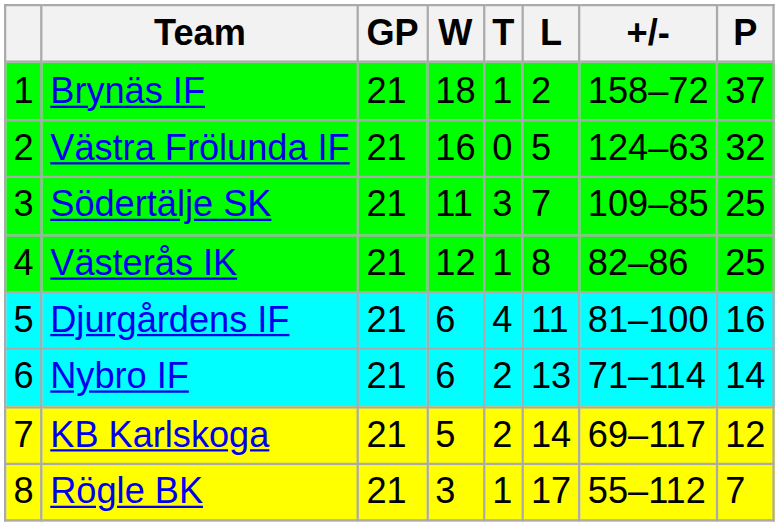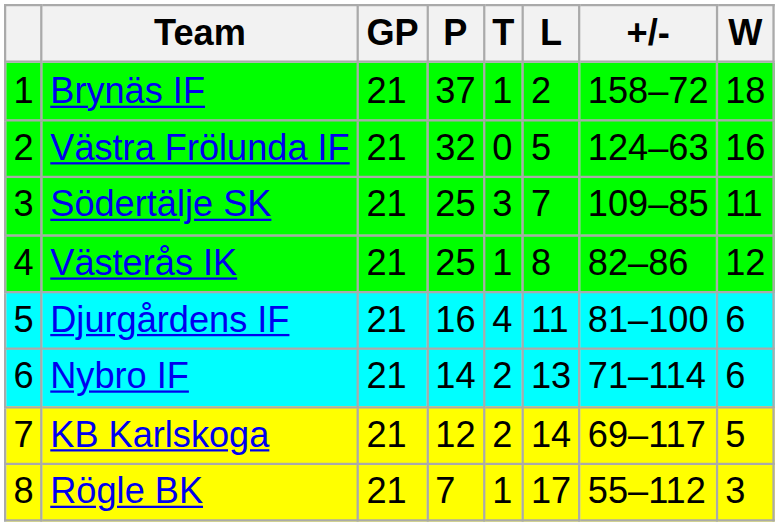columns swapped: (455, 33) <-> (745, 33)
